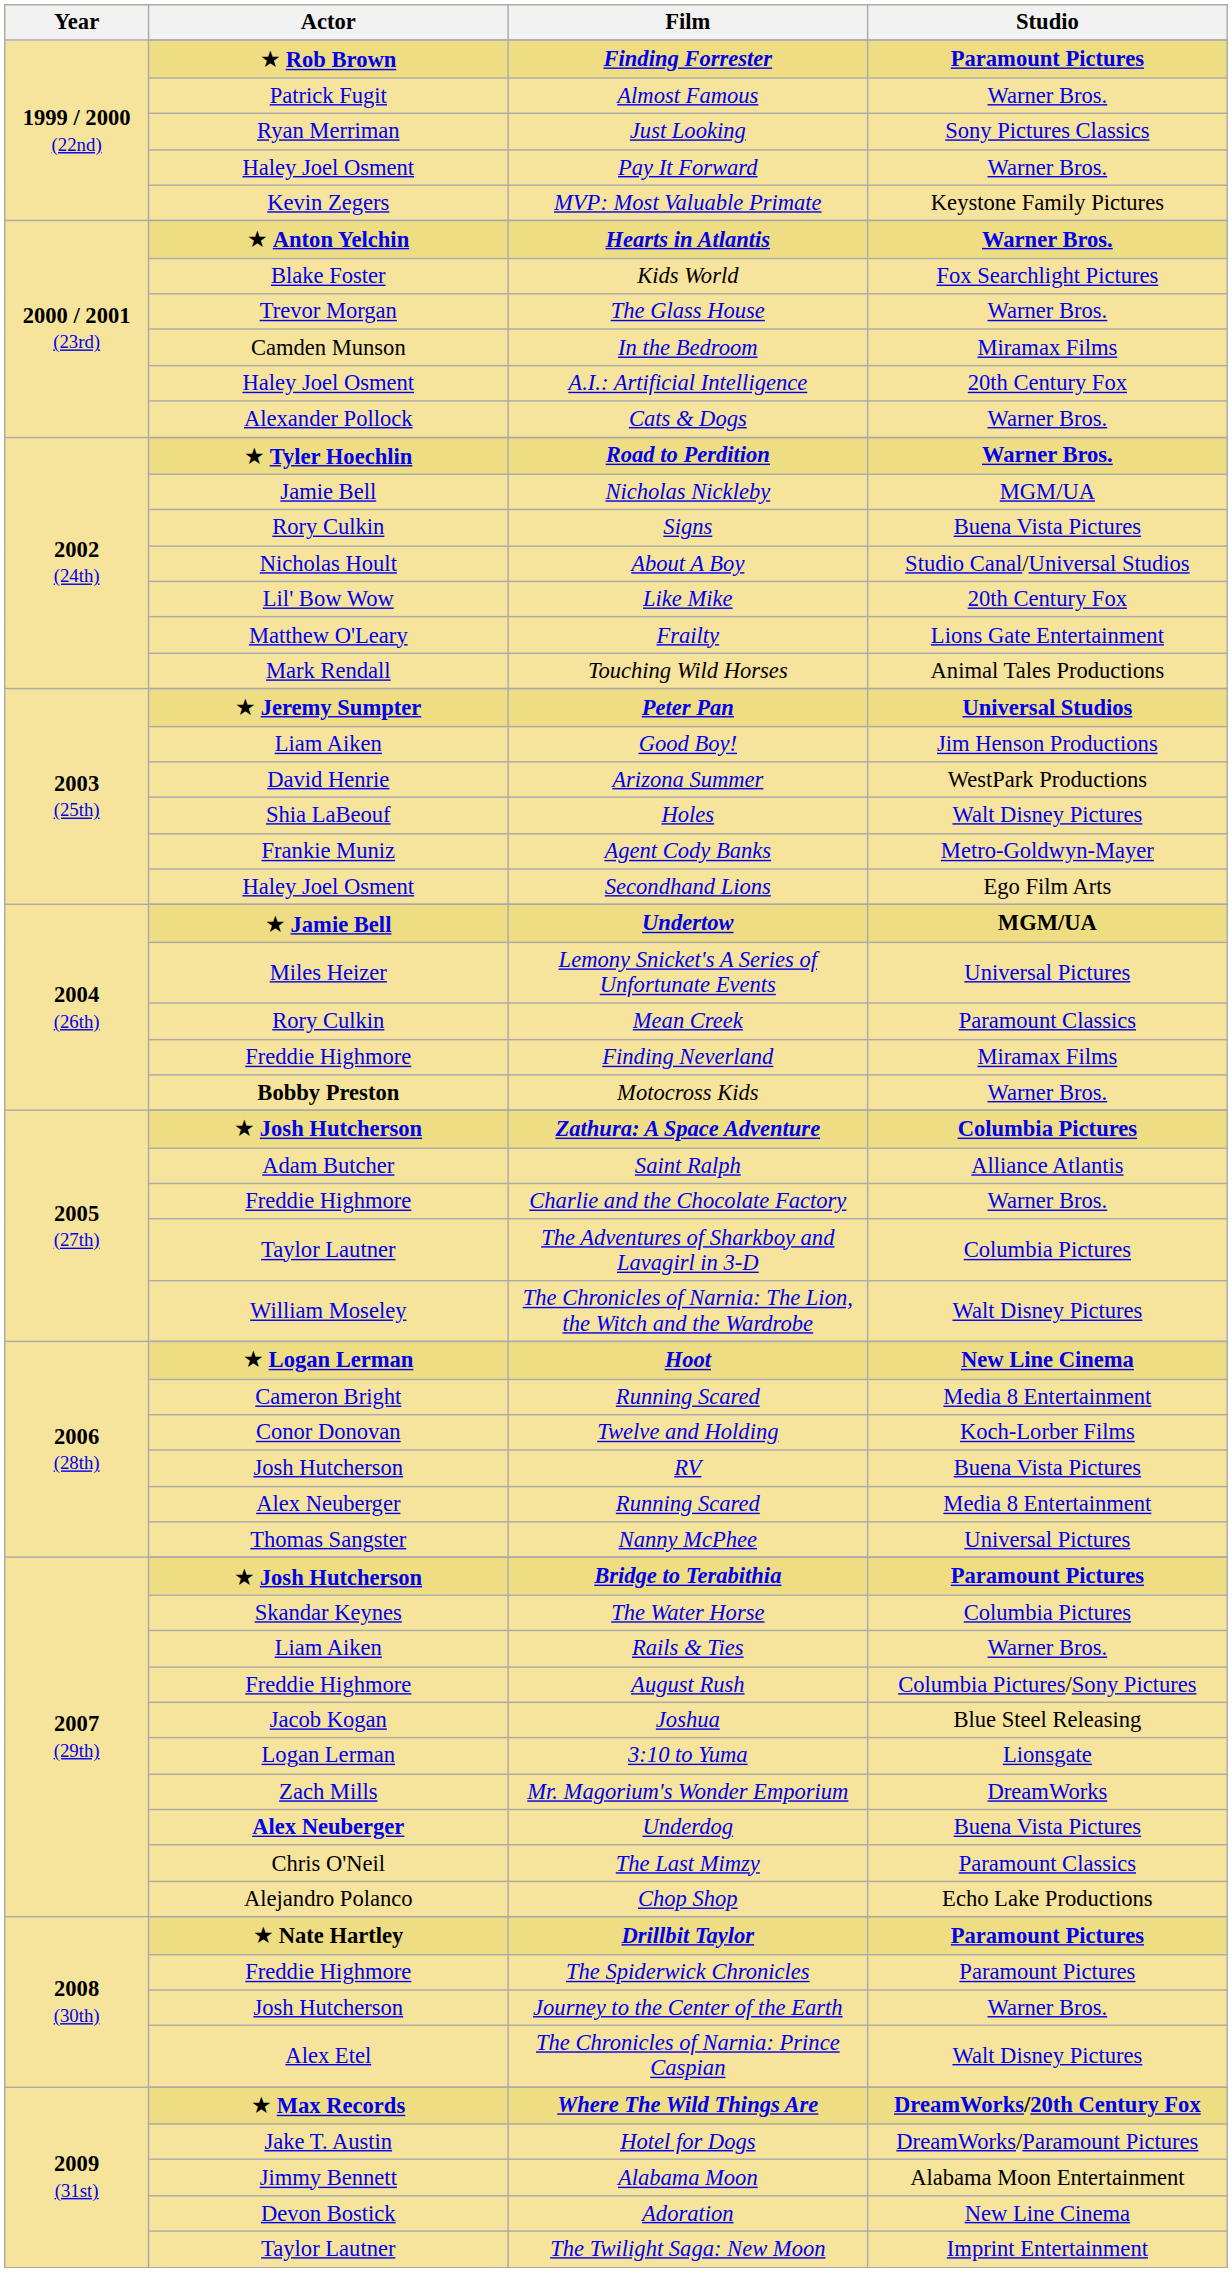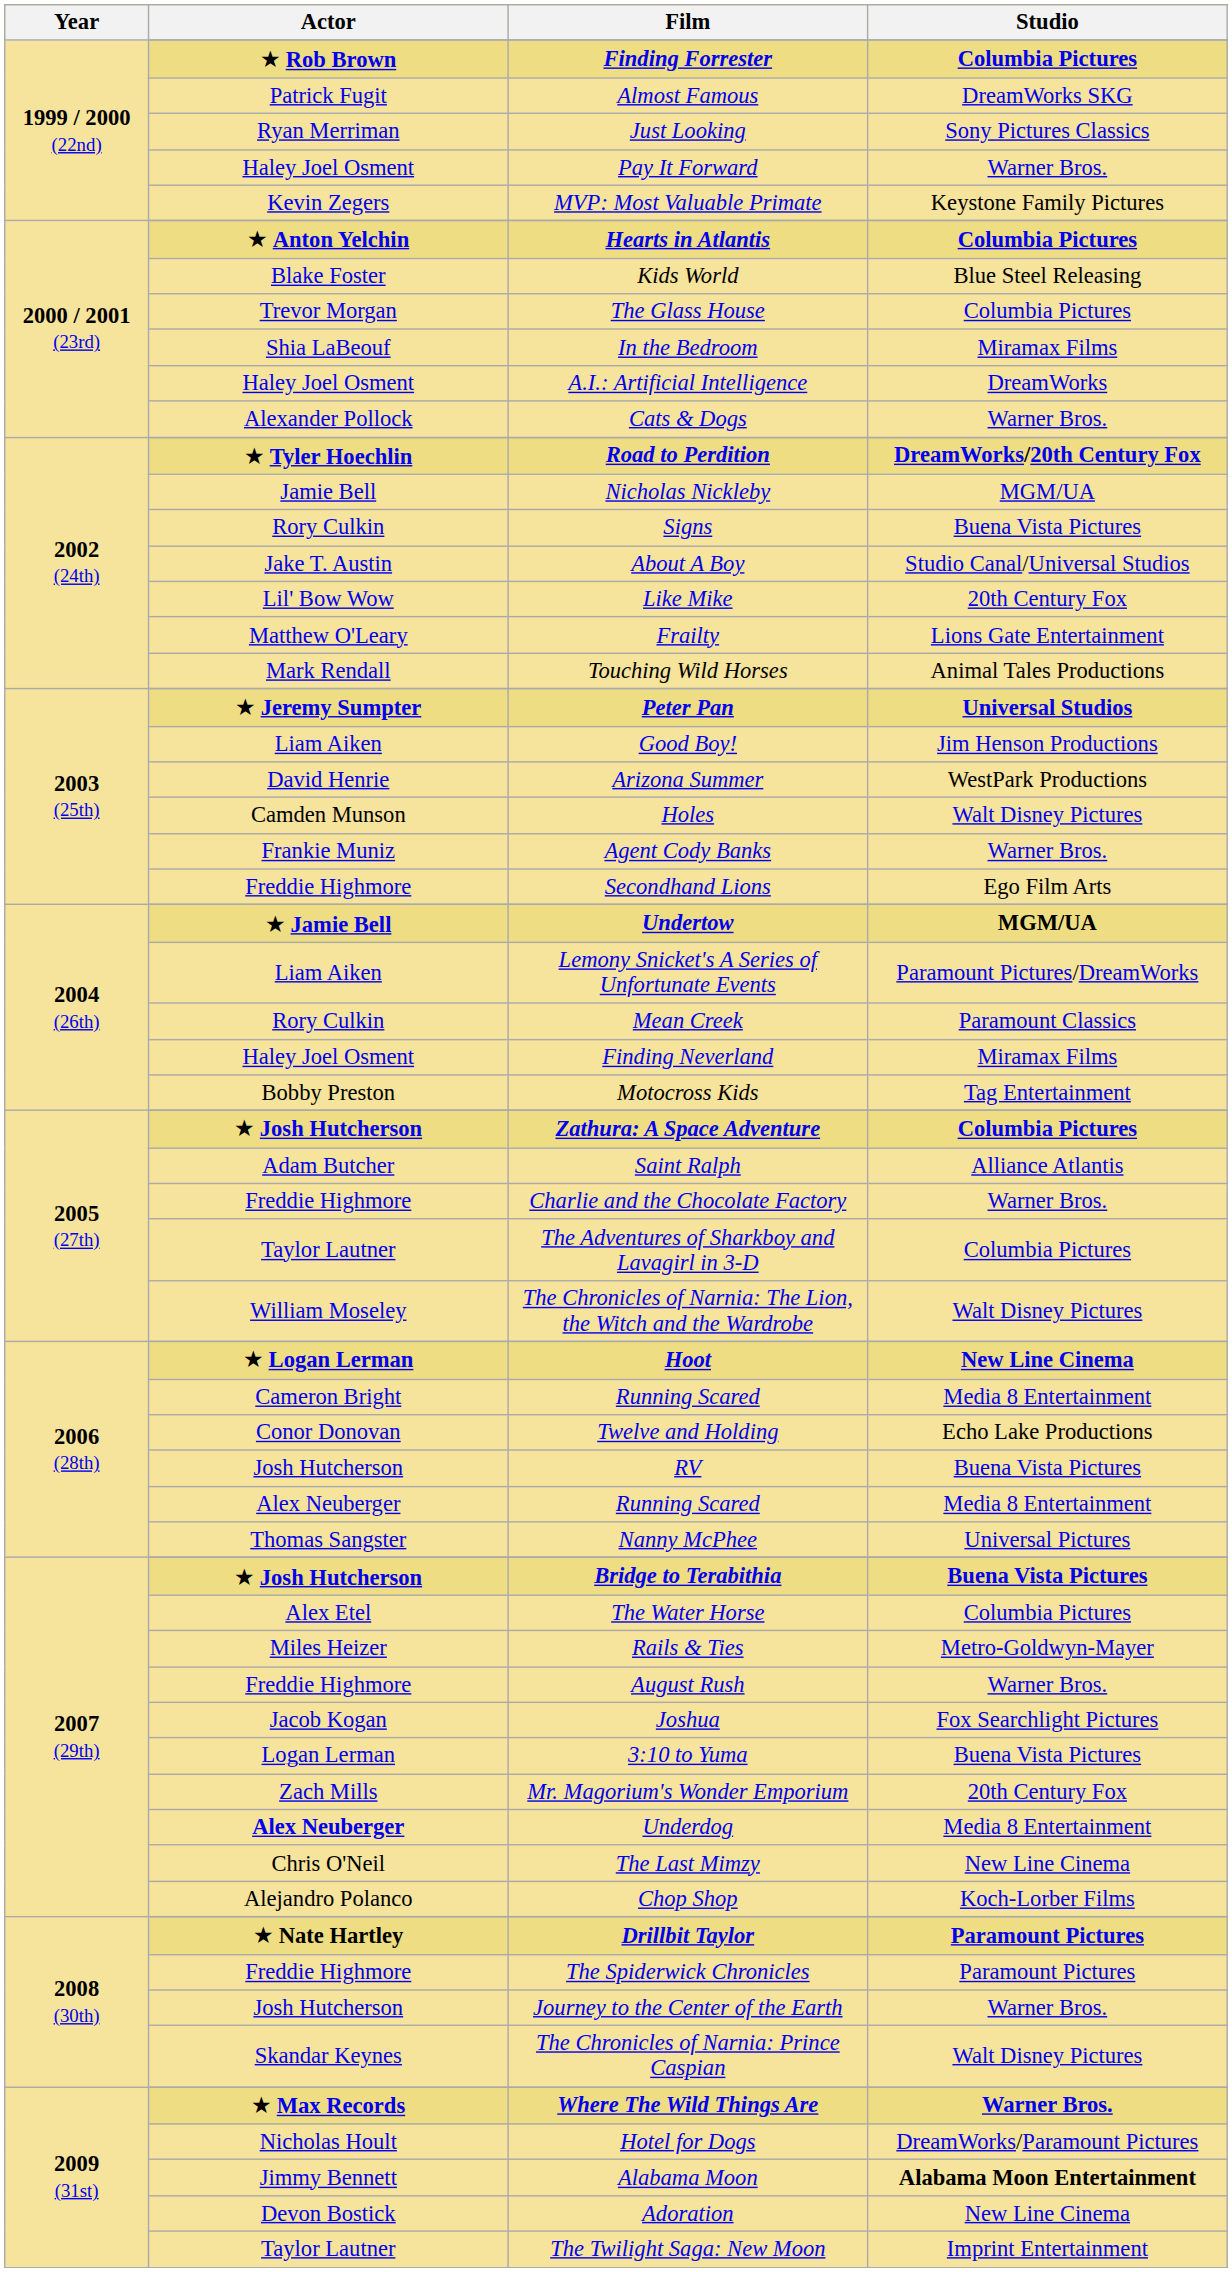(1047, 58) Paramount Pictures -> (1047, 58) Columbia Pictures
(1047, 95) Warner Bros. -> (1047, 95) DreamWorks SKG
(1047, 239) Warner Bros. -> (1047, 239) Columbia Pictures
(1047, 275) Fox Searchlight Pictures -> (1047, 275) Blue Steel Releasing
(1047, 311) Warner Bros. -> (1047, 311) Columbia Pictures
(328, 347) Camden Munson -> (328, 347) Shia LaBeouf
(1047, 382) 20th Century Fox -> (1047, 382) DreamWorks
(1047, 455) Warner Bros. -> (1047, 455) DreamWorks/20th Century Fox
(328, 563) Nicholas Hoult -> (328, 563) Jake T. Austin
(328, 815) Shia LaBeouf -> (328, 815) Camden Munson
(1047, 850) Metro-Goldwyn-Mayer -> (1047, 850) Warner Bros.
(328, 886) Haley Joel Osment -> (328, 886) Freddie Highmore
(328, 972) Miles Heizer -> (328, 972) Liam Aiken
(1047, 972) Universal Pictures -> (1047, 972) Paramount Pictures/DreamWorks
(328, 1056) Freddie Highmore -> (328, 1056) Haley Joel Osment
(328, 1092) bold -> (328, 1092) normal
(1047, 1092) Warner Bros. -> (1047, 1092) Tag Entertainment
(1047, 1432) Koch-Lorber Films -> (1047, 1432) Echo Lake Productions
(1047, 1576) Paramount Pictures -> (1047, 1576) Buena Vista Pictures
(328, 1612) Skandar Keynes -> (328, 1612) Alex Etel
(328, 1648) Liam Aiken -> (328, 1648) Miles Heizer
(1047, 1648) Warner Bros. -> (1047, 1648) Metro-Goldwyn-Mayer
(1047, 1684) Columbia Pictures/Sony Pictures -> (1047, 1684) Warner Bros.
(1047, 1719) Blue Steel Releasing -> (1047, 1719) Fox Searchlight Pictures
(1047, 1755) Lionsgate -> (1047, 1755) Buena Vista Pictures
(1047, 1791) DreamWorks -> (1047, 1791) 20th Century Fox
(1047, 1827) Buena Vista Pictures -> (1047, 1827) Media 8 Entertainment
(1047, 1862) Paramount Classics -> (1047, 1862) New Line Cinema
(1047, 1898) Echo Lake Productions -> (1047, 1898) Koch-Lorber Films
(328, 2055) Alex Etel -> (328, 2055) Skandar Keynes
(1047, 2105) DreamWorks/20th Century Fox -> (1047, 2105) Warner Bros.
(328, 2141) Jake T. Austin -> (328, 2141) Nicholas Hoult
(1047, 2177) normal -> (1047, 2177) bold
